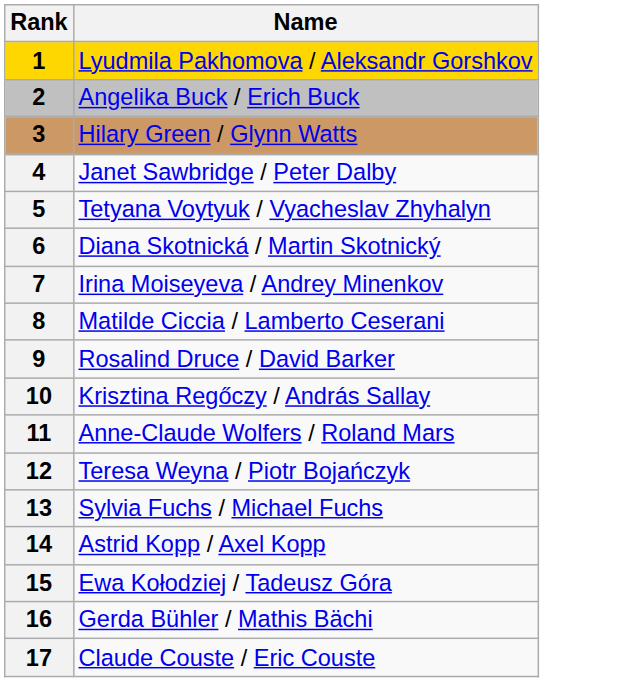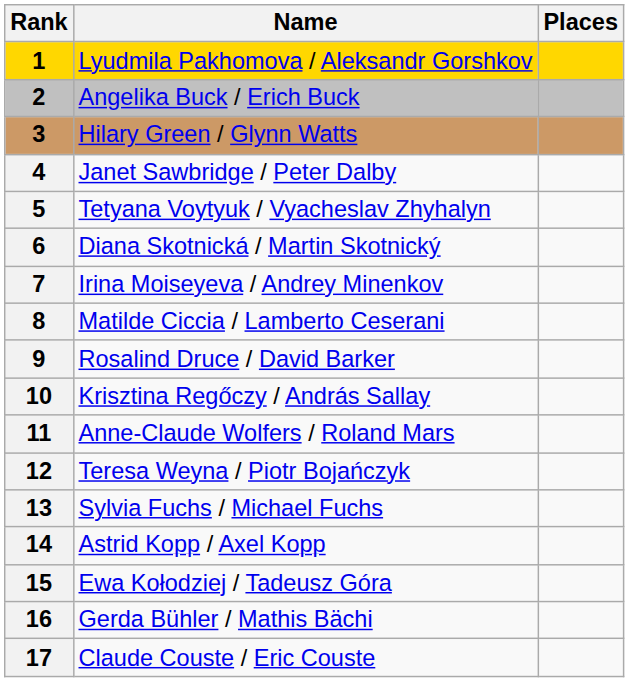+ column: (581, 23)
